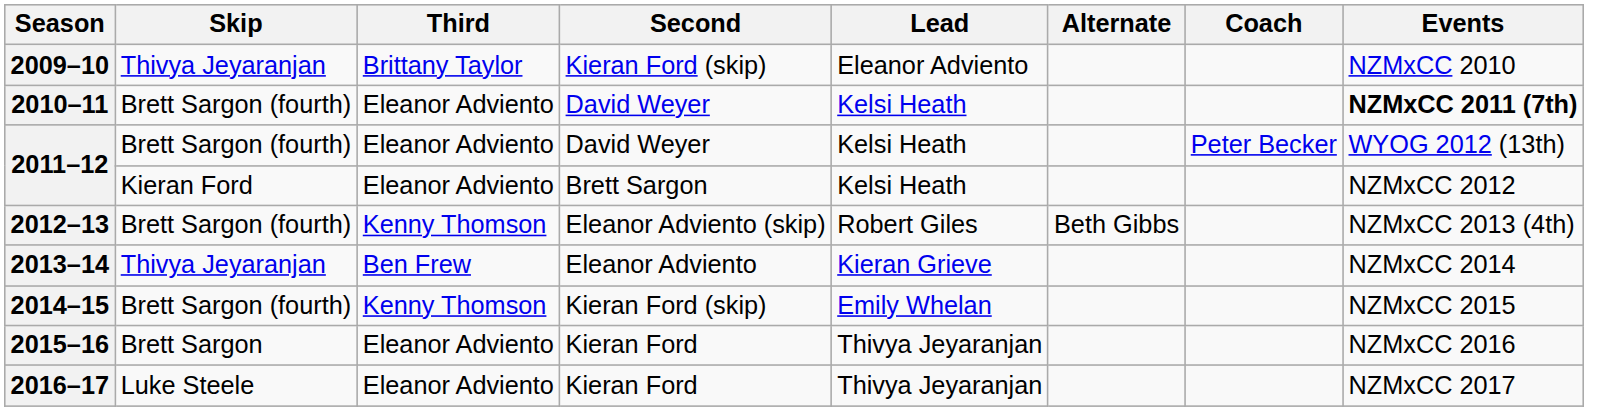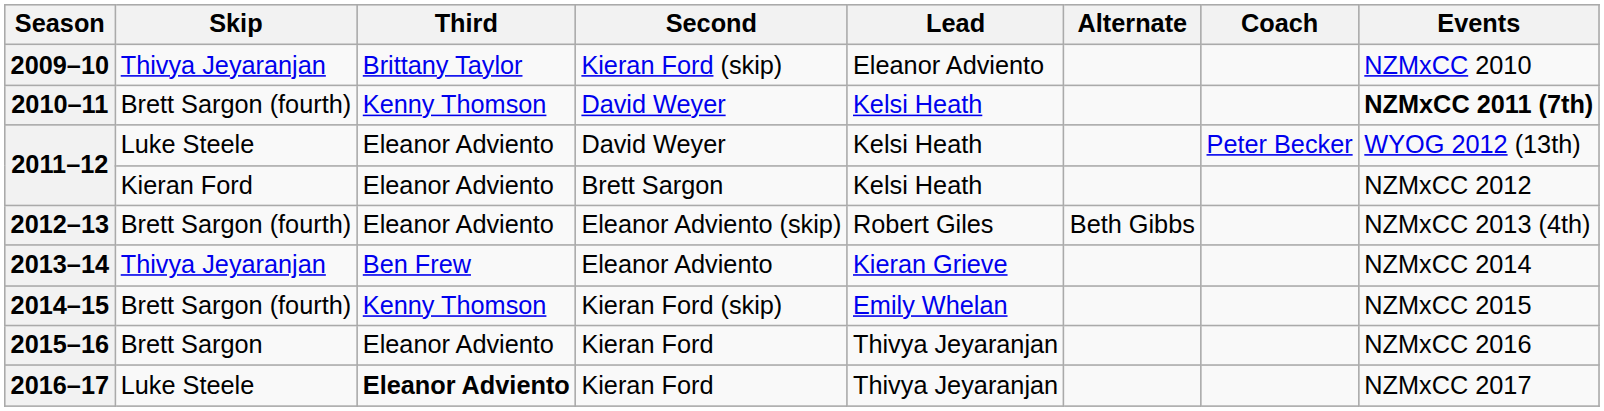(458, 104) Eleanor Adviento -> (455, 104) Kenny Thomson
(236, 144) Brett Sargon (fourth) -> (187, 144) Luke Steele
(455, 225) Kenny Thomson -> (458, 225) Eleanor Adviento
(458, 385) normal -> (466, 385) bold
